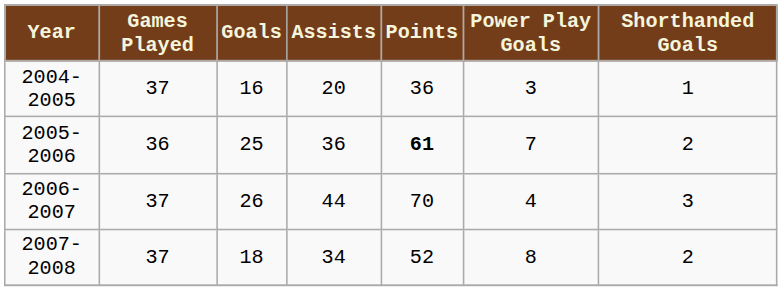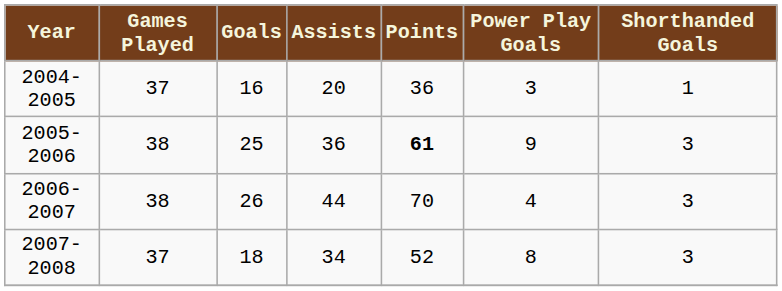(158, 145) 36 -> (158, 145) 38
(531, 145) 7 -> (531, 145) 9
(688, 145) 2 -> (688, 145) 3
(158, 201) 37 -> (158, 201) 38
(688, 257) 2 -> (688, 257) 3
